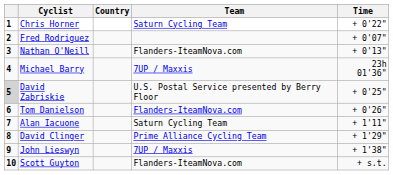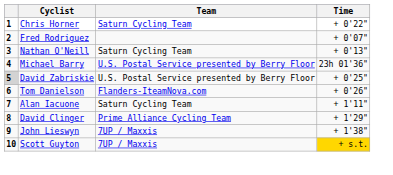- column: (112, 11)
(188, 51) Flanders-IteamNova.com -> (145, 51) Saturn Cycling Team
(163, 69) 7UP / Maxxis -> (206, 64) U.S. Postal Service presented by Berry Floor
(188, 163) Flanders-IteamNova.com -> (127, 144) 7UP / Maxxis
(372, 163) no background -> (353, 144) gold background
